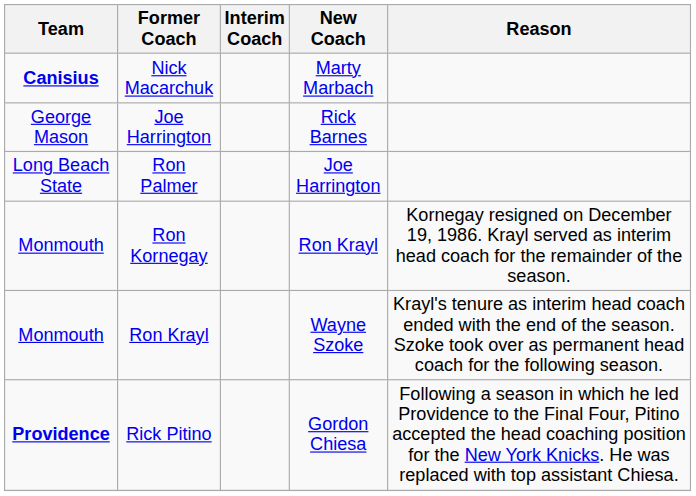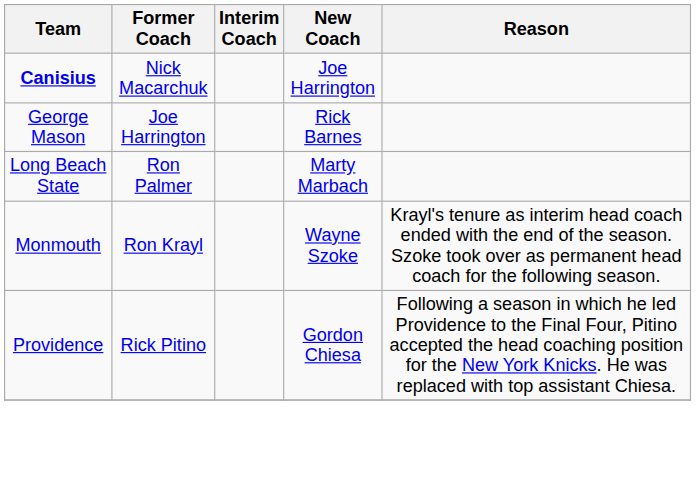(338, 78) Marty Marbach -> (333, 78) Joe Harrington
(338, 176) Joe Harrington -> (333, 176) Marty Marbach
- row: (169, 245)
(61, 434) bold -> (58, 345) normal
